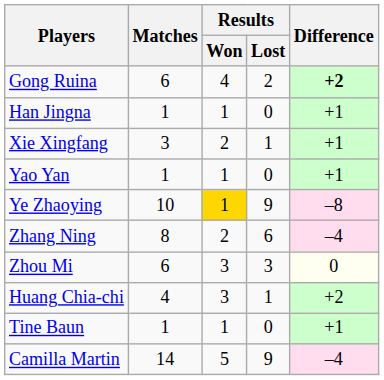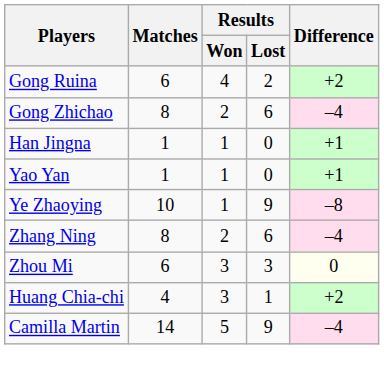(334, 81) bold -> (334, 81) normal
+ row: (61, 112)
- row: (58, 143)
(224, 204) gold background -> (224, 204) no background
- row: (47, 328)
